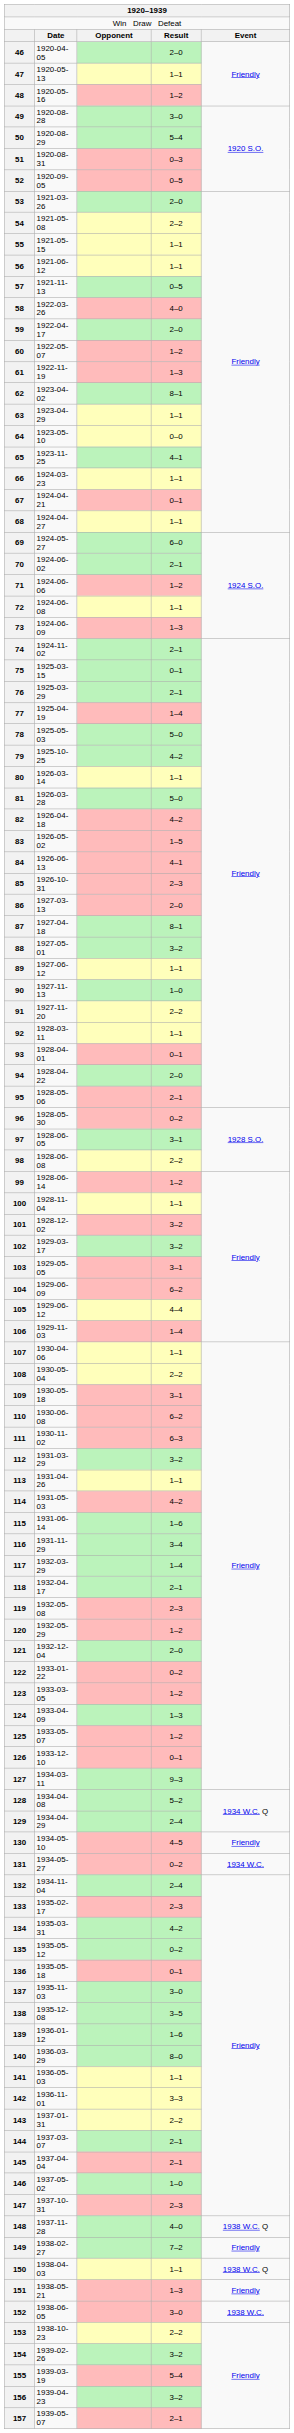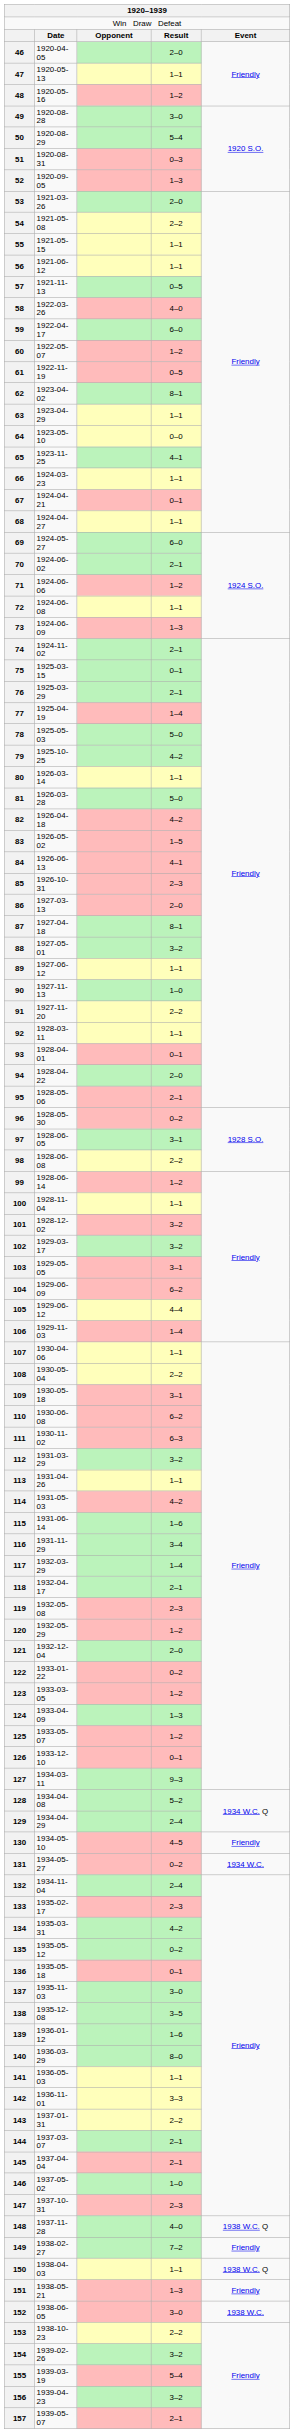(176, 181) 0–5 -> (176, 181) 1–3
(176, 330) 2–0 -> (176, 330) 6–0
(176, 373) 1–3 -> (176, 373) 0–5
